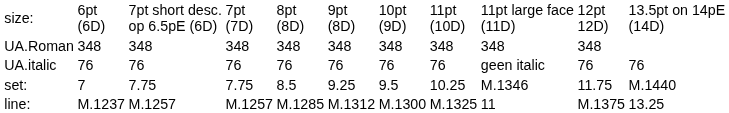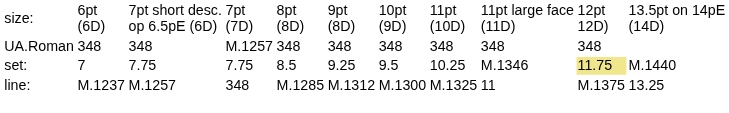(237, 46) 348 -> (249, 46) M.1257
- row: (30, 65)
(595, 85) no background -> (595, 65) khaki background
(249, 105) M.1257 -> (237, 85) 348
